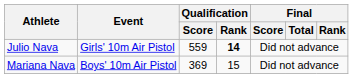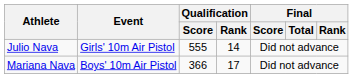(198, 48) 559 -> (198, 48) 555
(234, 48) bold -> (234, 48) normal
(198, 65) 369 -> (198, 65) 366
(234, 65) 15 -> (234, 65) 17
